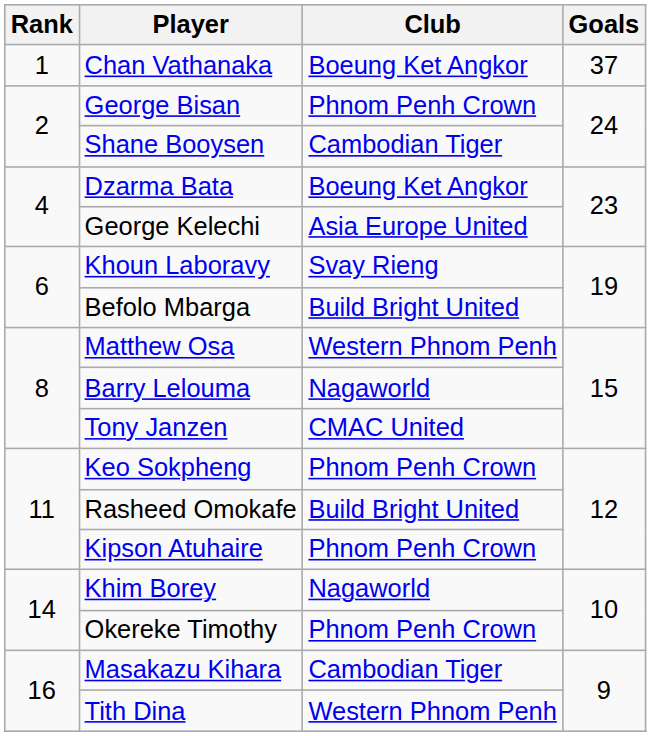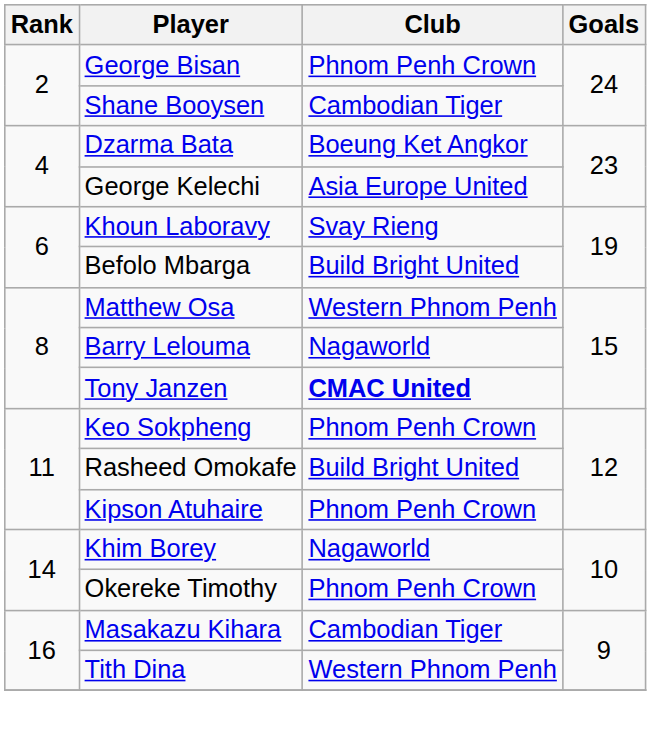- row: (178, 65)
(386, 428) normal -> (390, 387) bold
